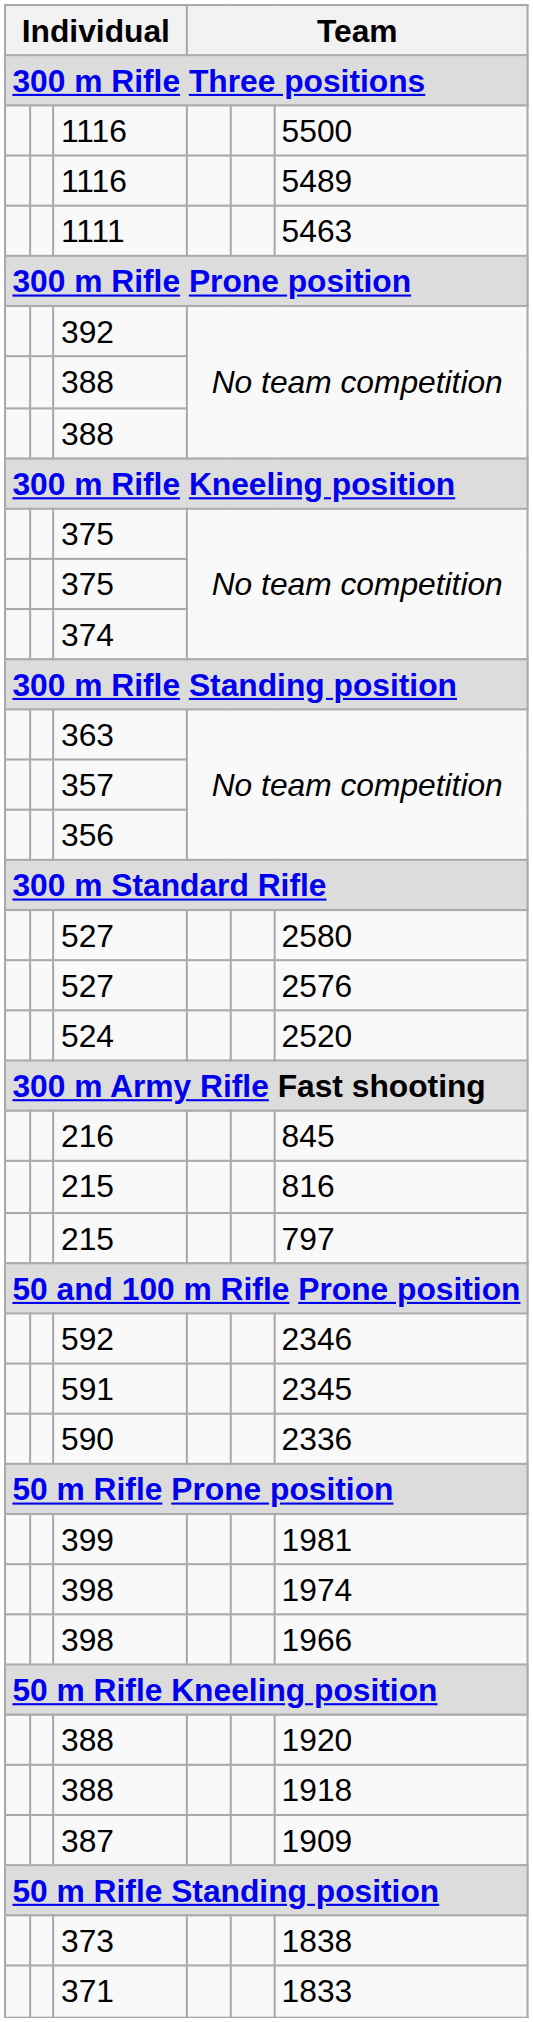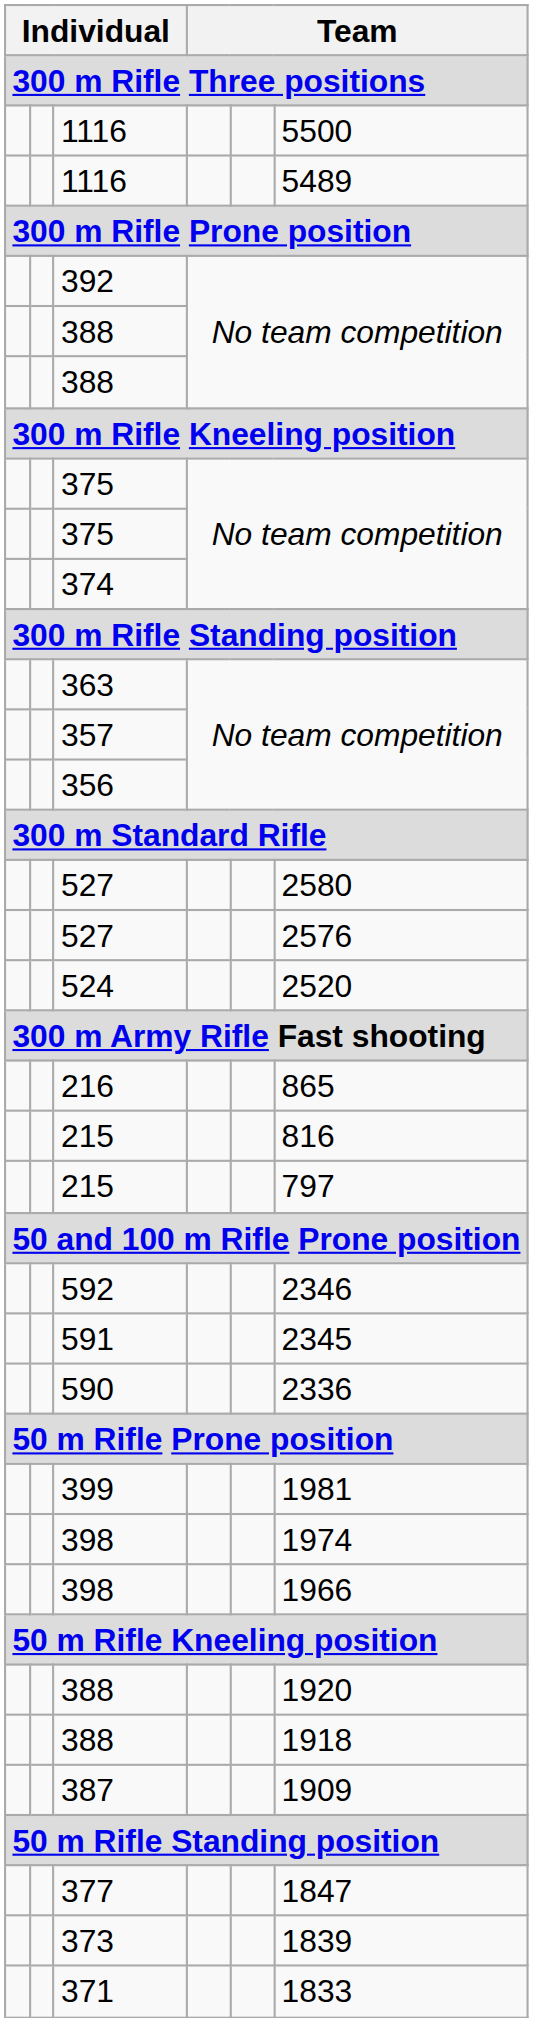- row: (93, 232)
(308, 1137) 845 -> (308, 1086) 865
+ row: (88, 1891)
(317, 1941) 1838 -> (317, 1941) 1839
